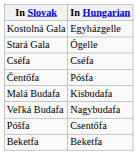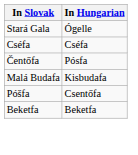- row: (36, 28)
- row: (35, 110)
